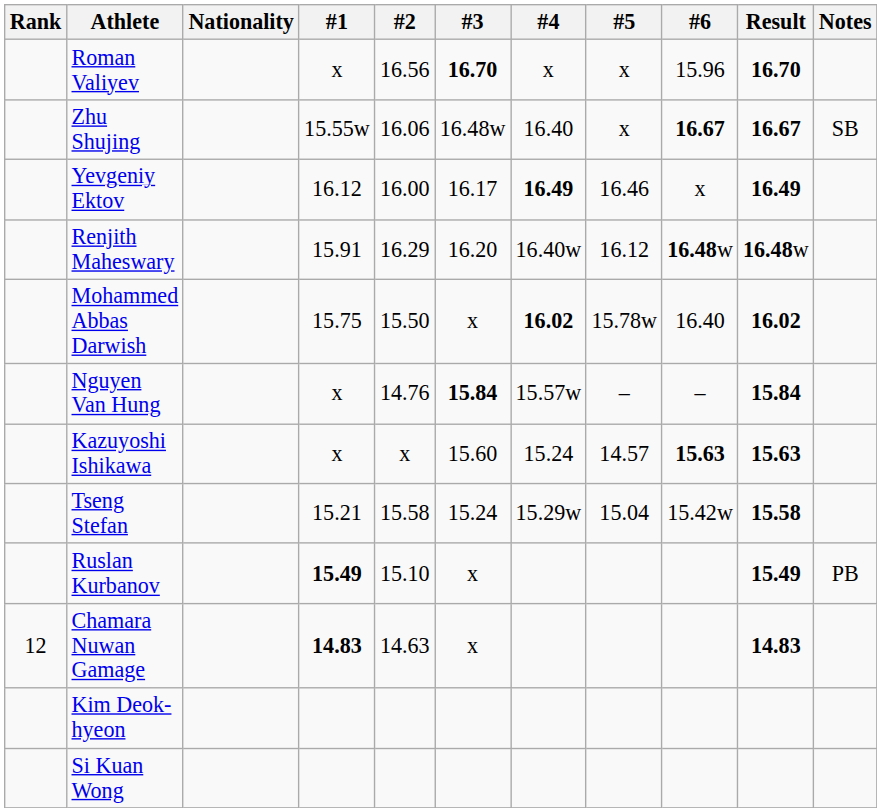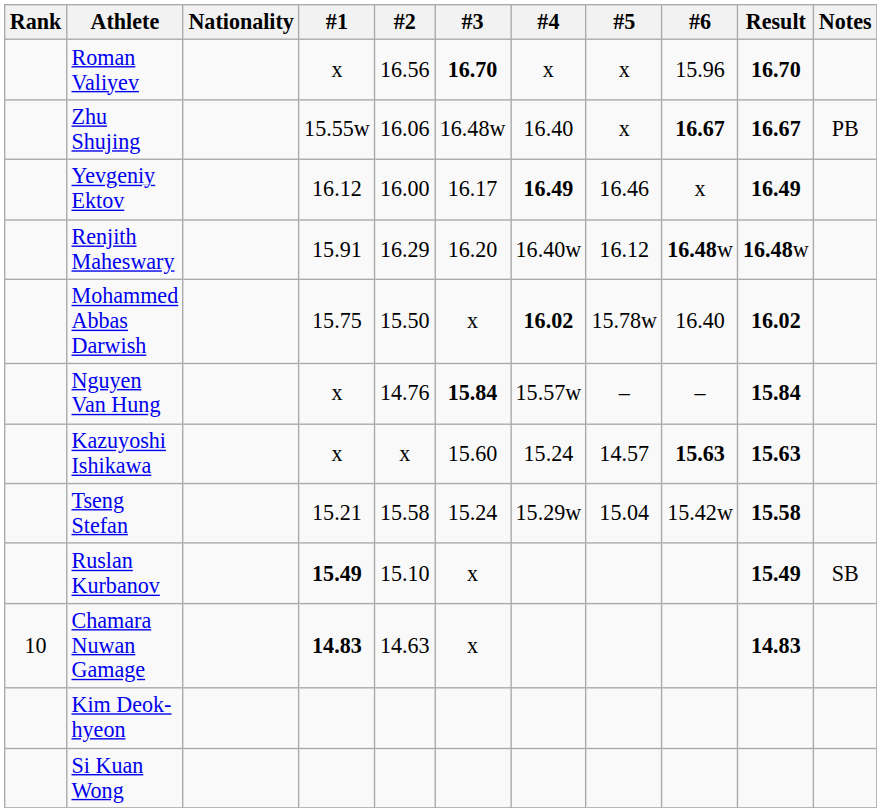(845, 129) SB -> (845, 129) PB
(845, 573) PB -> (845, 573) SB
(36, 645) 12 -> (36, 645) 10
